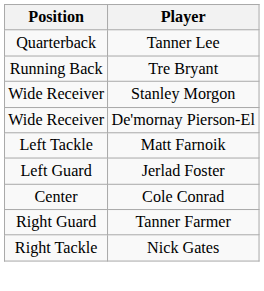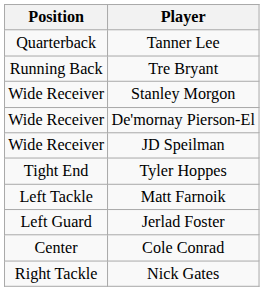+ row: (183, 145)
+ row: (183, 171)
- row: (183, 222)
